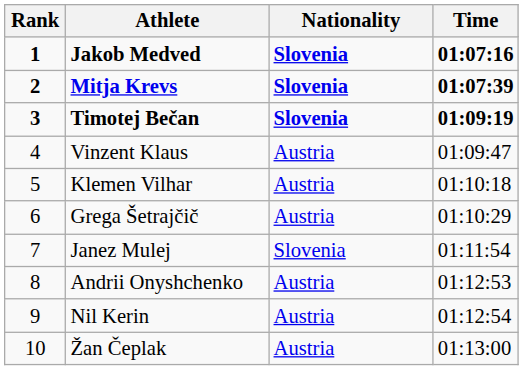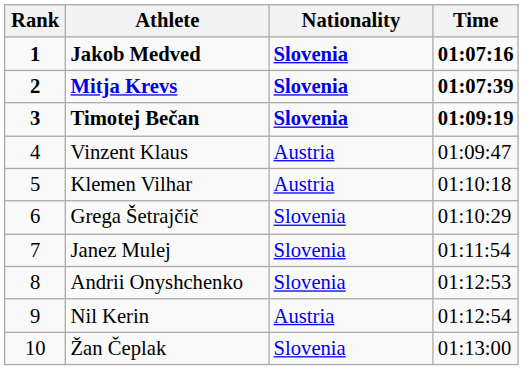(304, 217) Austria -> (310, 217) Slovenia
(304, 282) Austria -> (310, 282) Slovenia
(304, 348) Austria -> (310, 348) Slovenia
